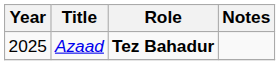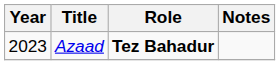(28, 45) 2025 -> (28, 45) 2023
